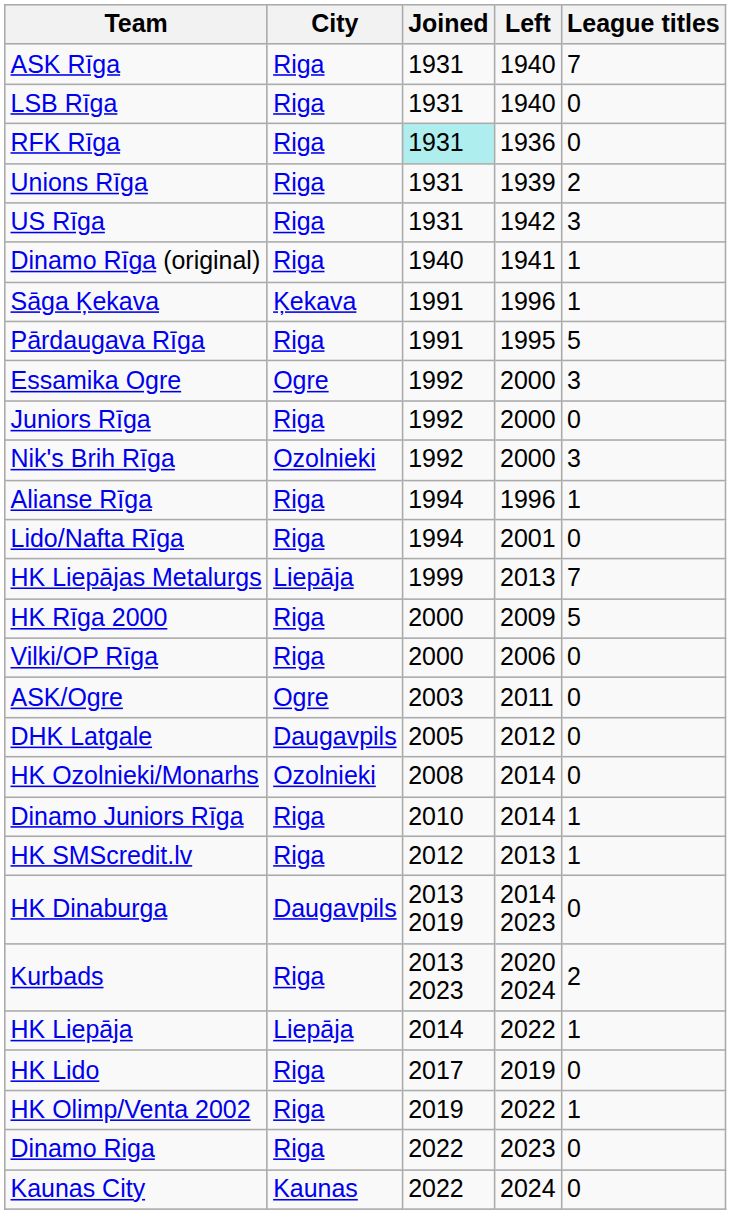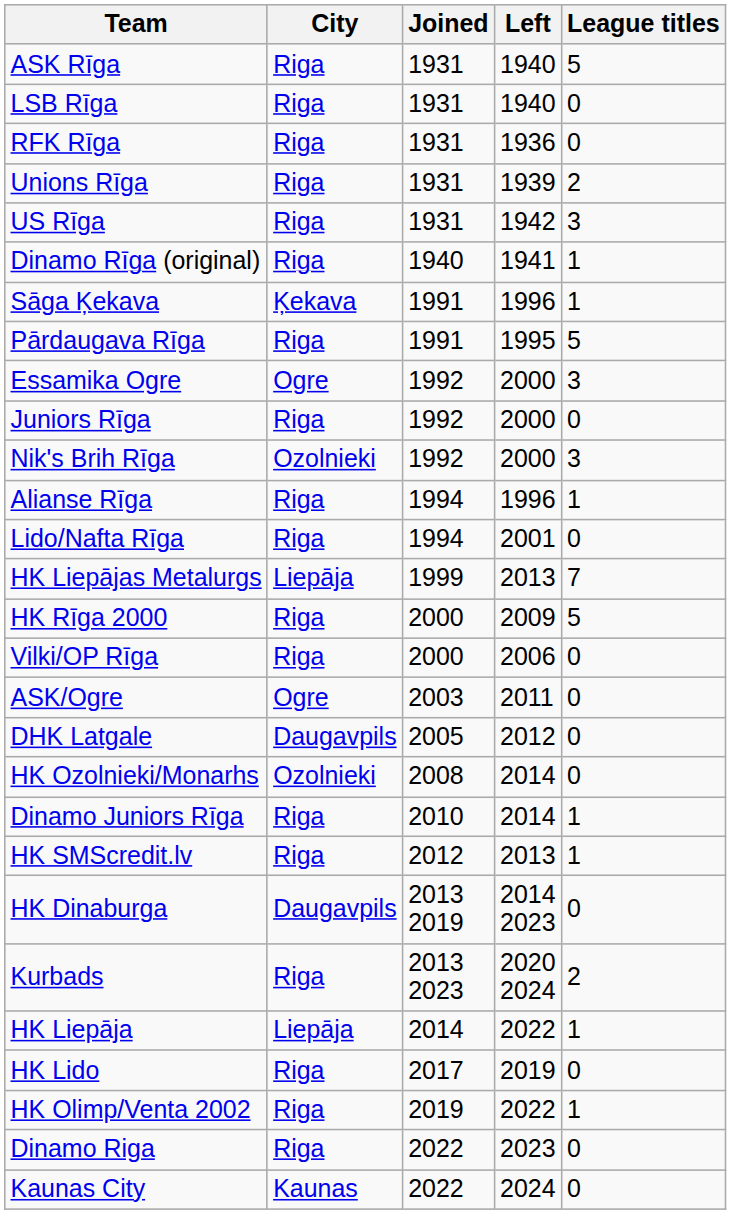(574, 63) 7 -> (574, 63) 5
(436, 143) paleturquoise background -> (436, 143) no background
